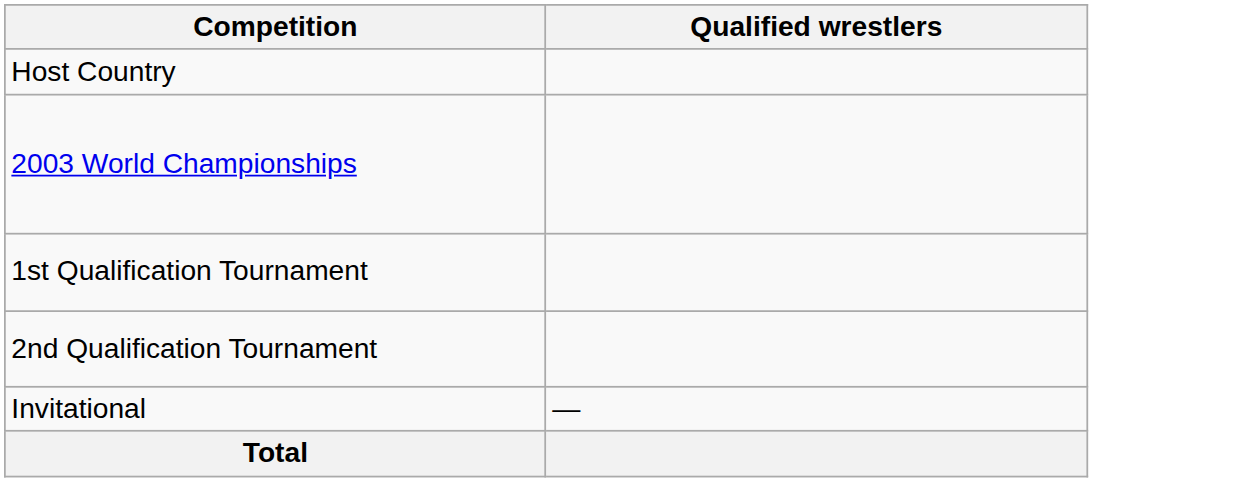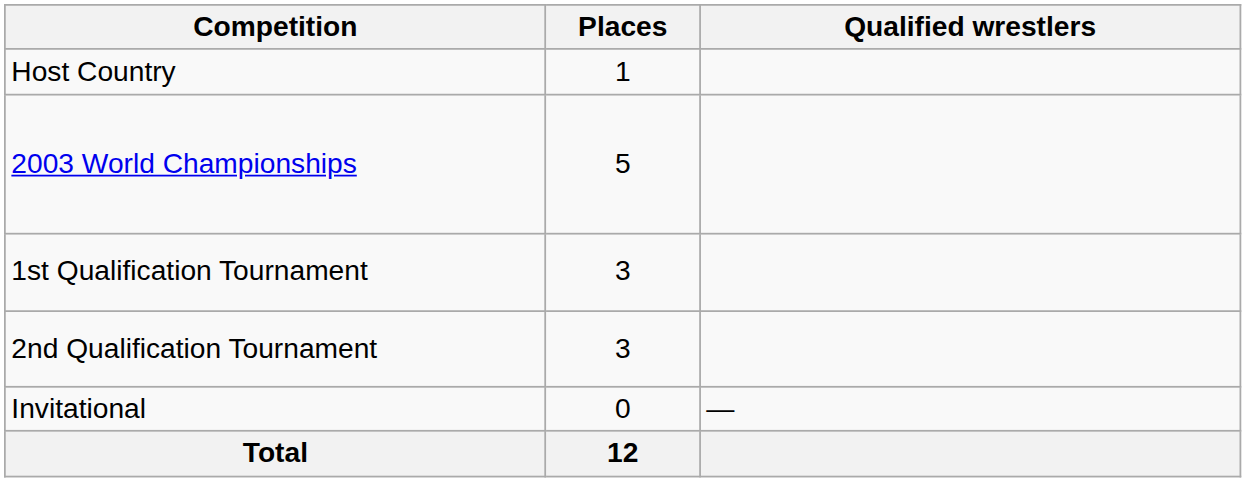+ column: (623, 26)
